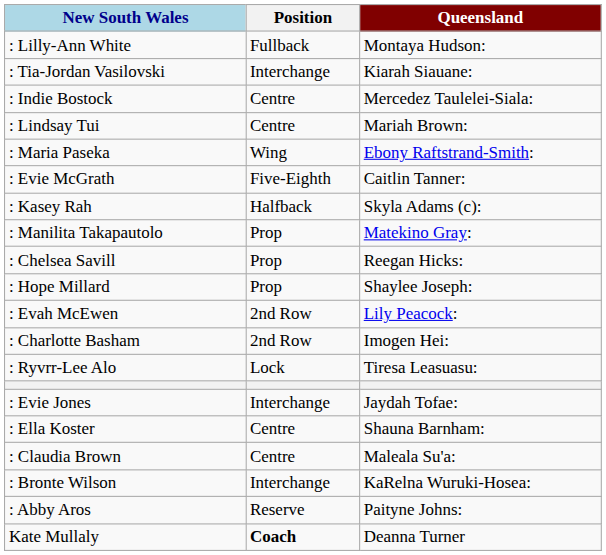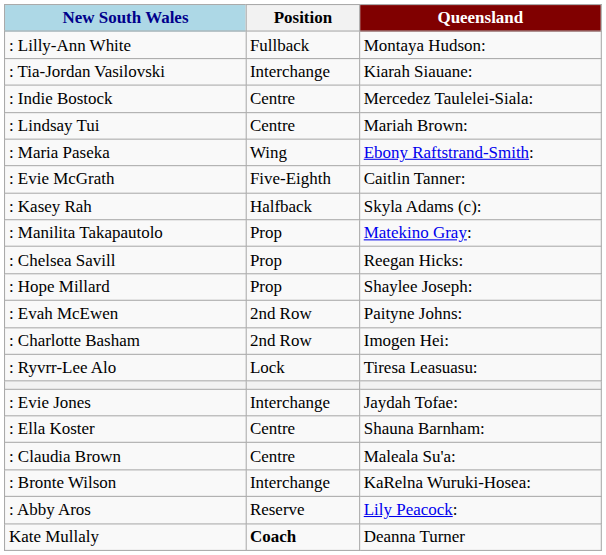(411, 313) Lily Peacock: -> (413, 313) Paityne Johns:
(413, 509) Paityne Johns: -> (411, 509) Lily Peacock:
